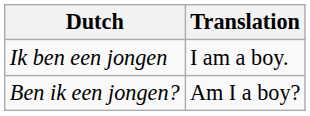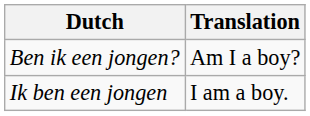rows swapped: (89, 57) <-> (95, 92)
